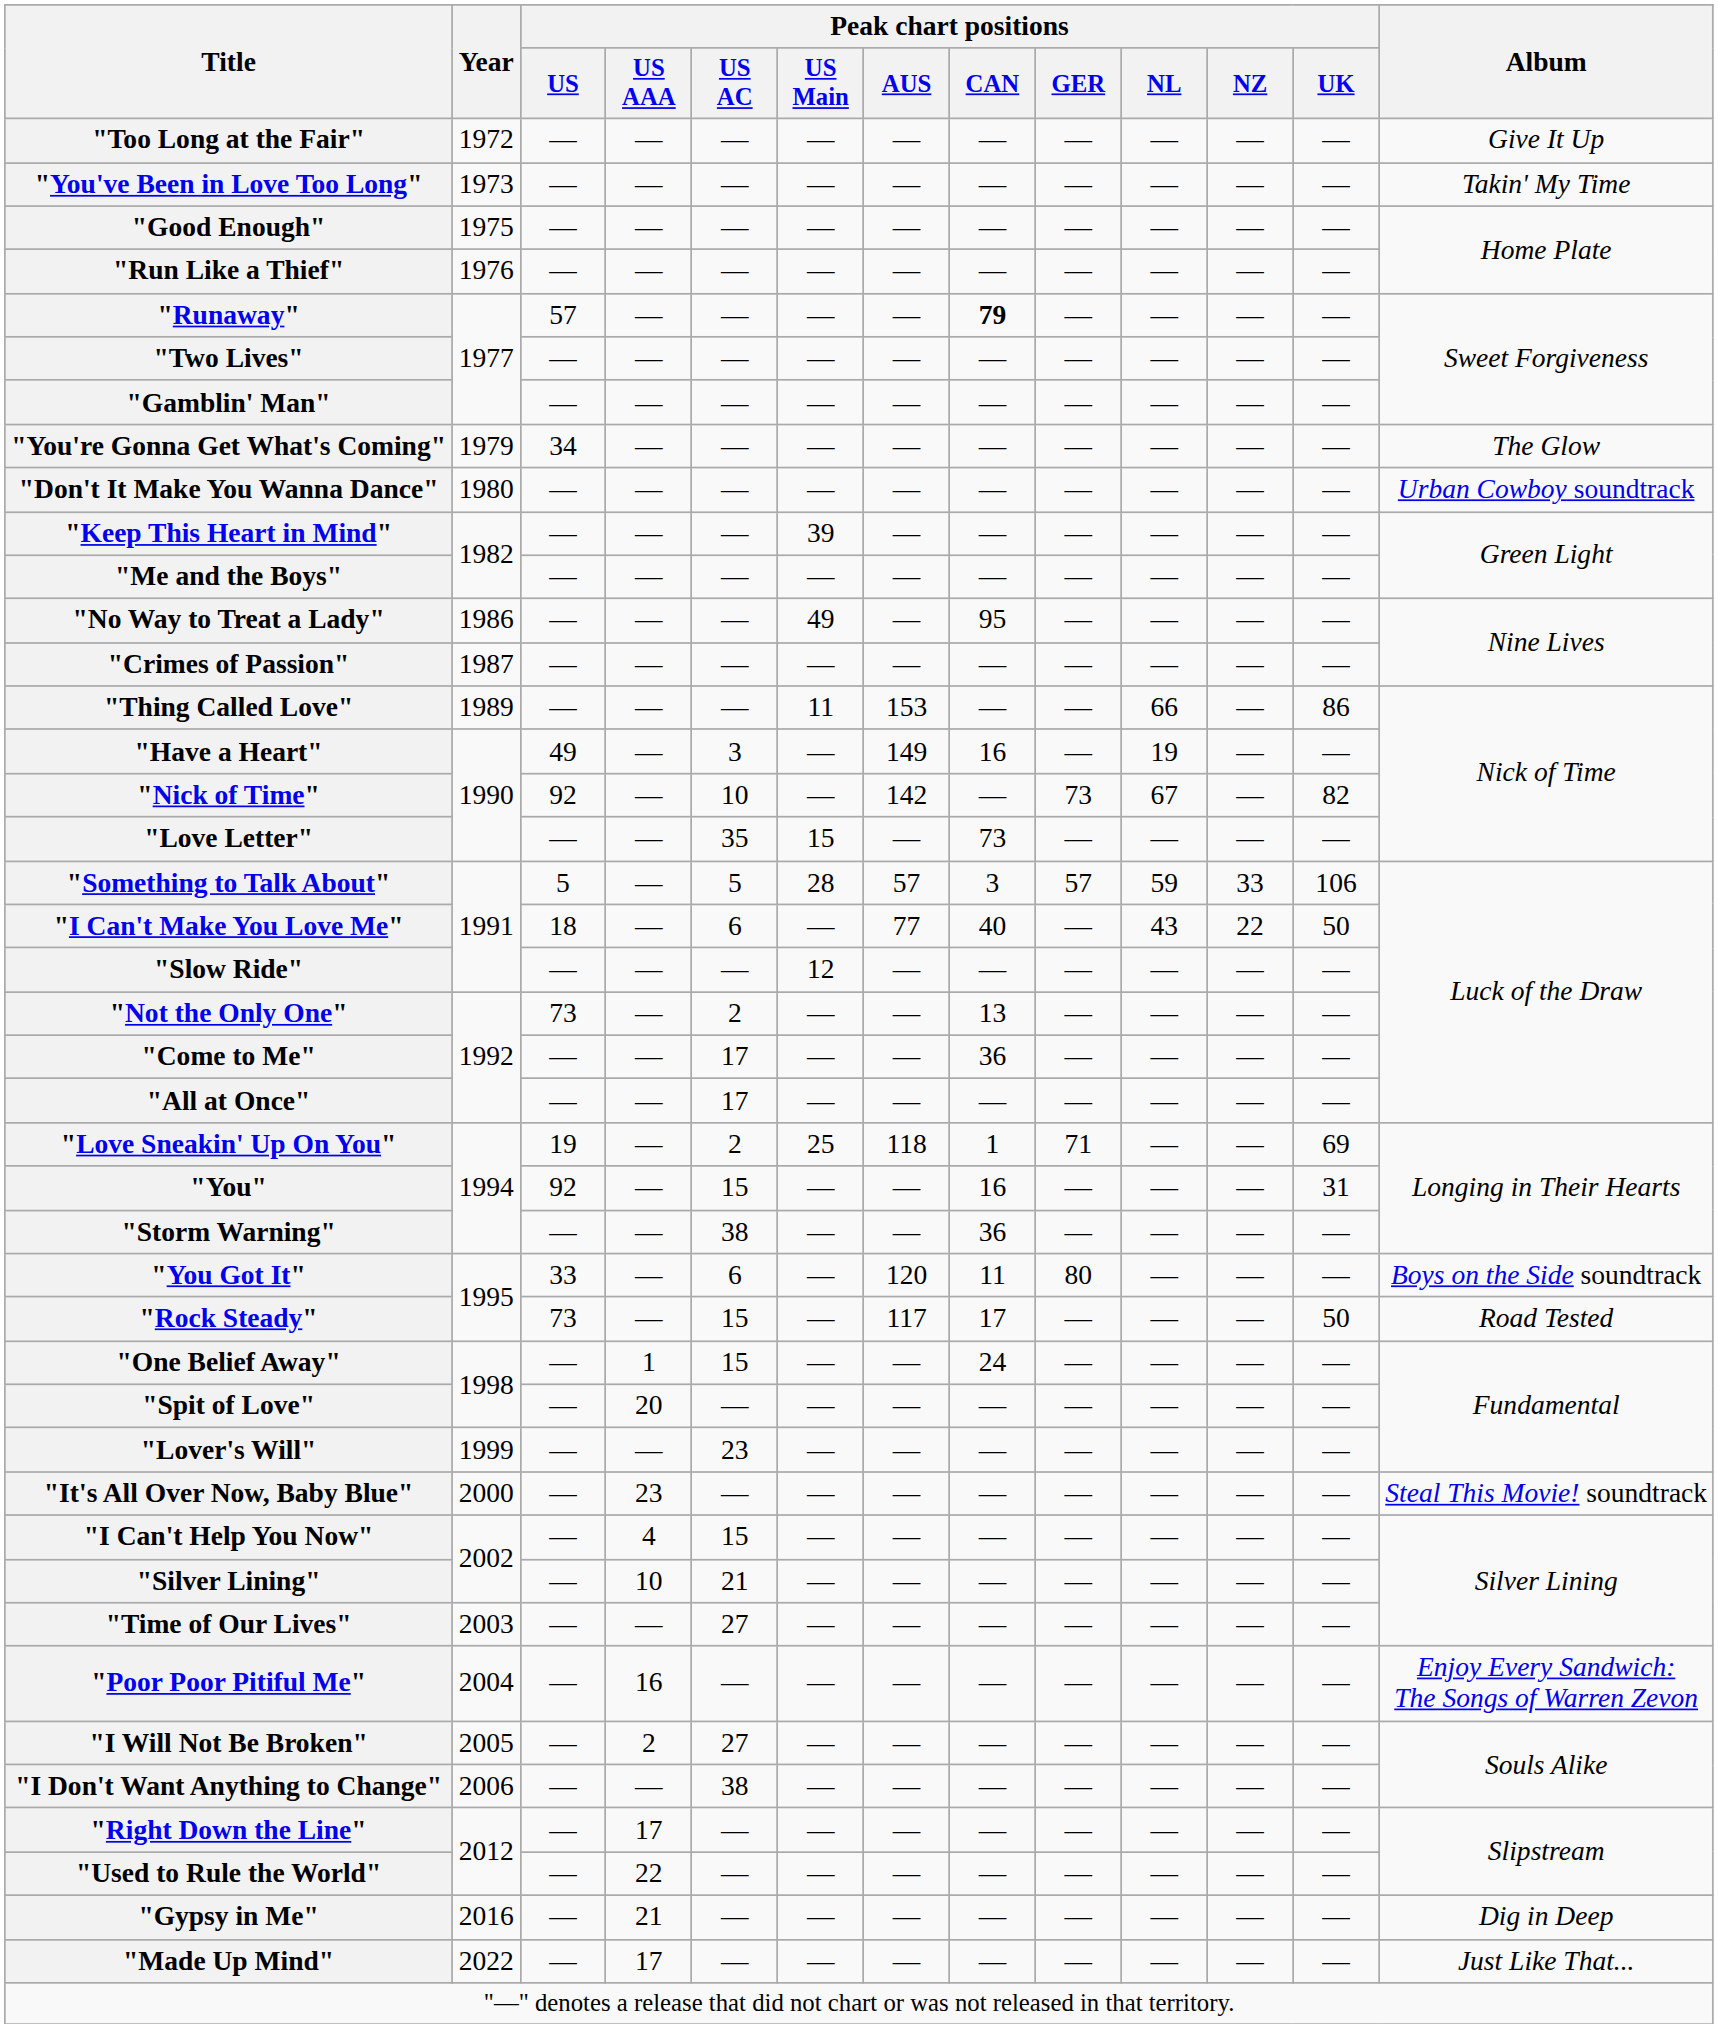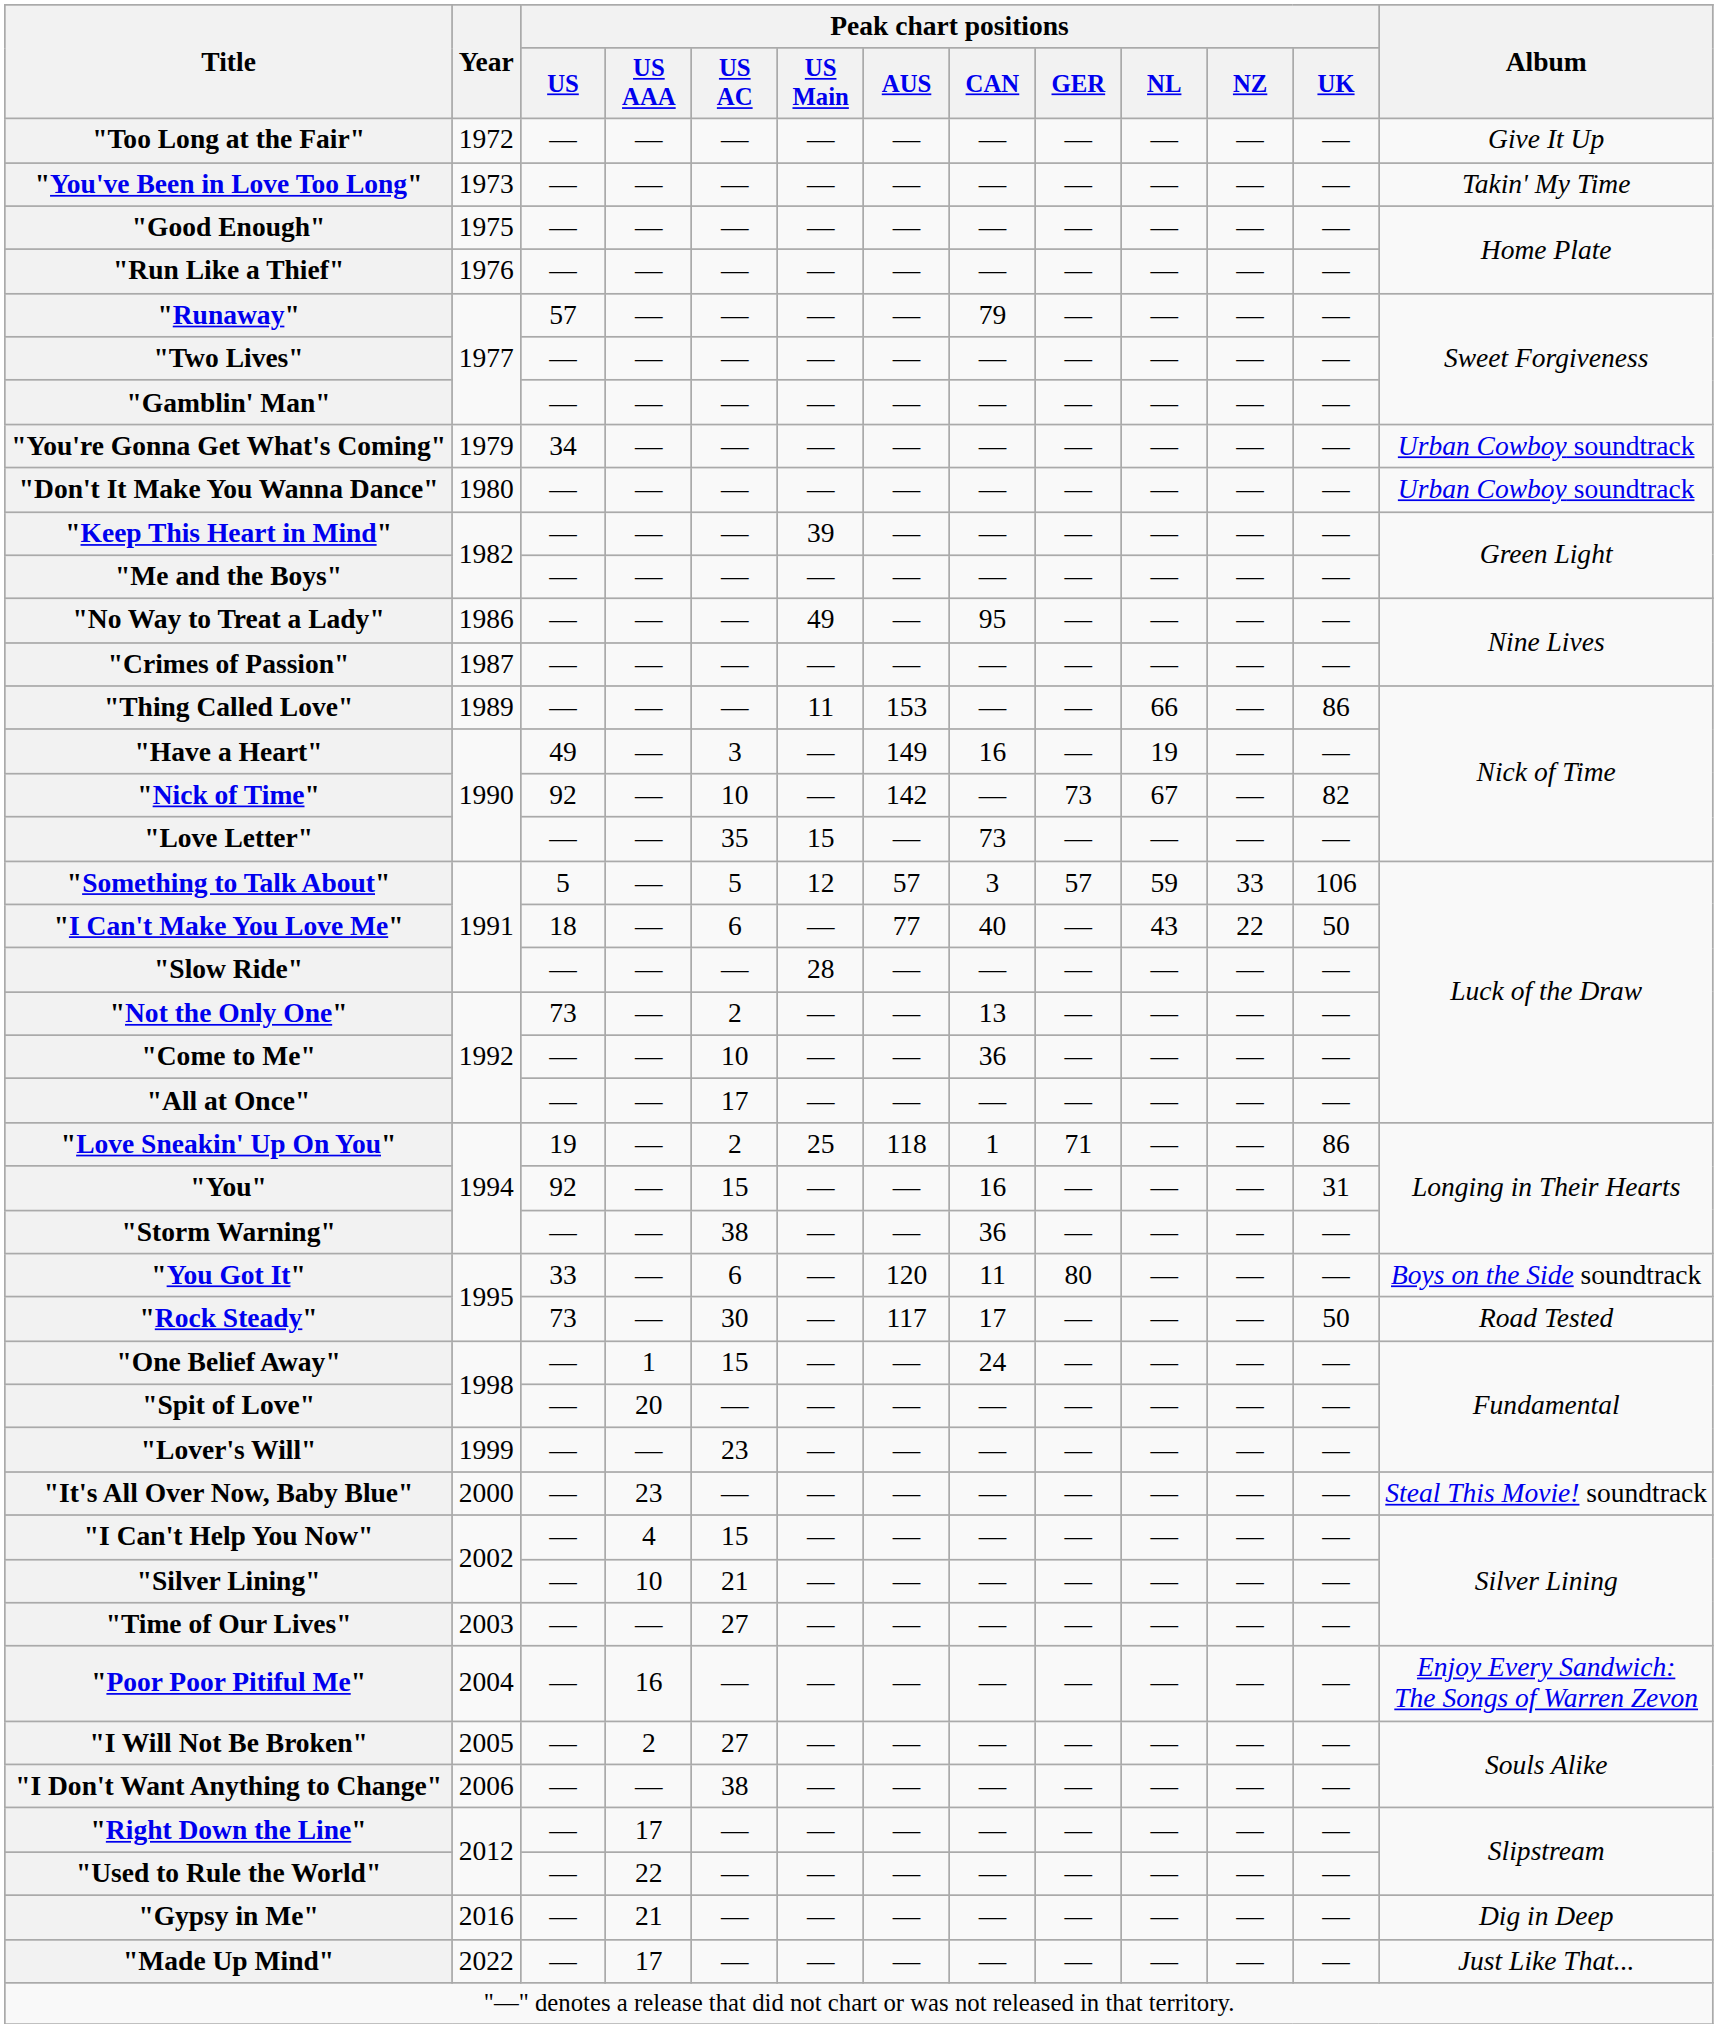(992, 314) bold -> (992, 314) normal
(1546, 445) The Glow -> (1546, 445) Urban Cowboy soundtrack
(821, 882) 28 -> (821, 882) 12
(821, 969) 12 -> (821, 969) 28
(735, 1056) 17 -> (735, 1056) 10
(1336, 1143) 69 -> (1336, 1143) 86
(735, 1318) 15 -> (735, 1318) 30
